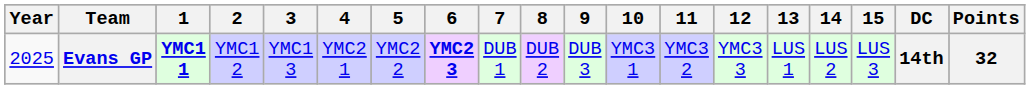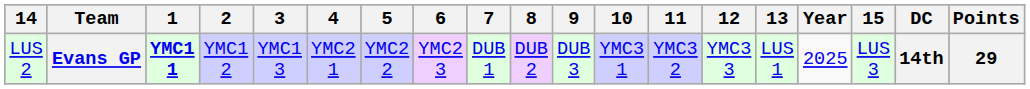columns swapped: (32, 20) <-> (831, 20)
(452, 59) bold -> (441, 59) normal
(986, 59) 32 -> (986, 59) 29
